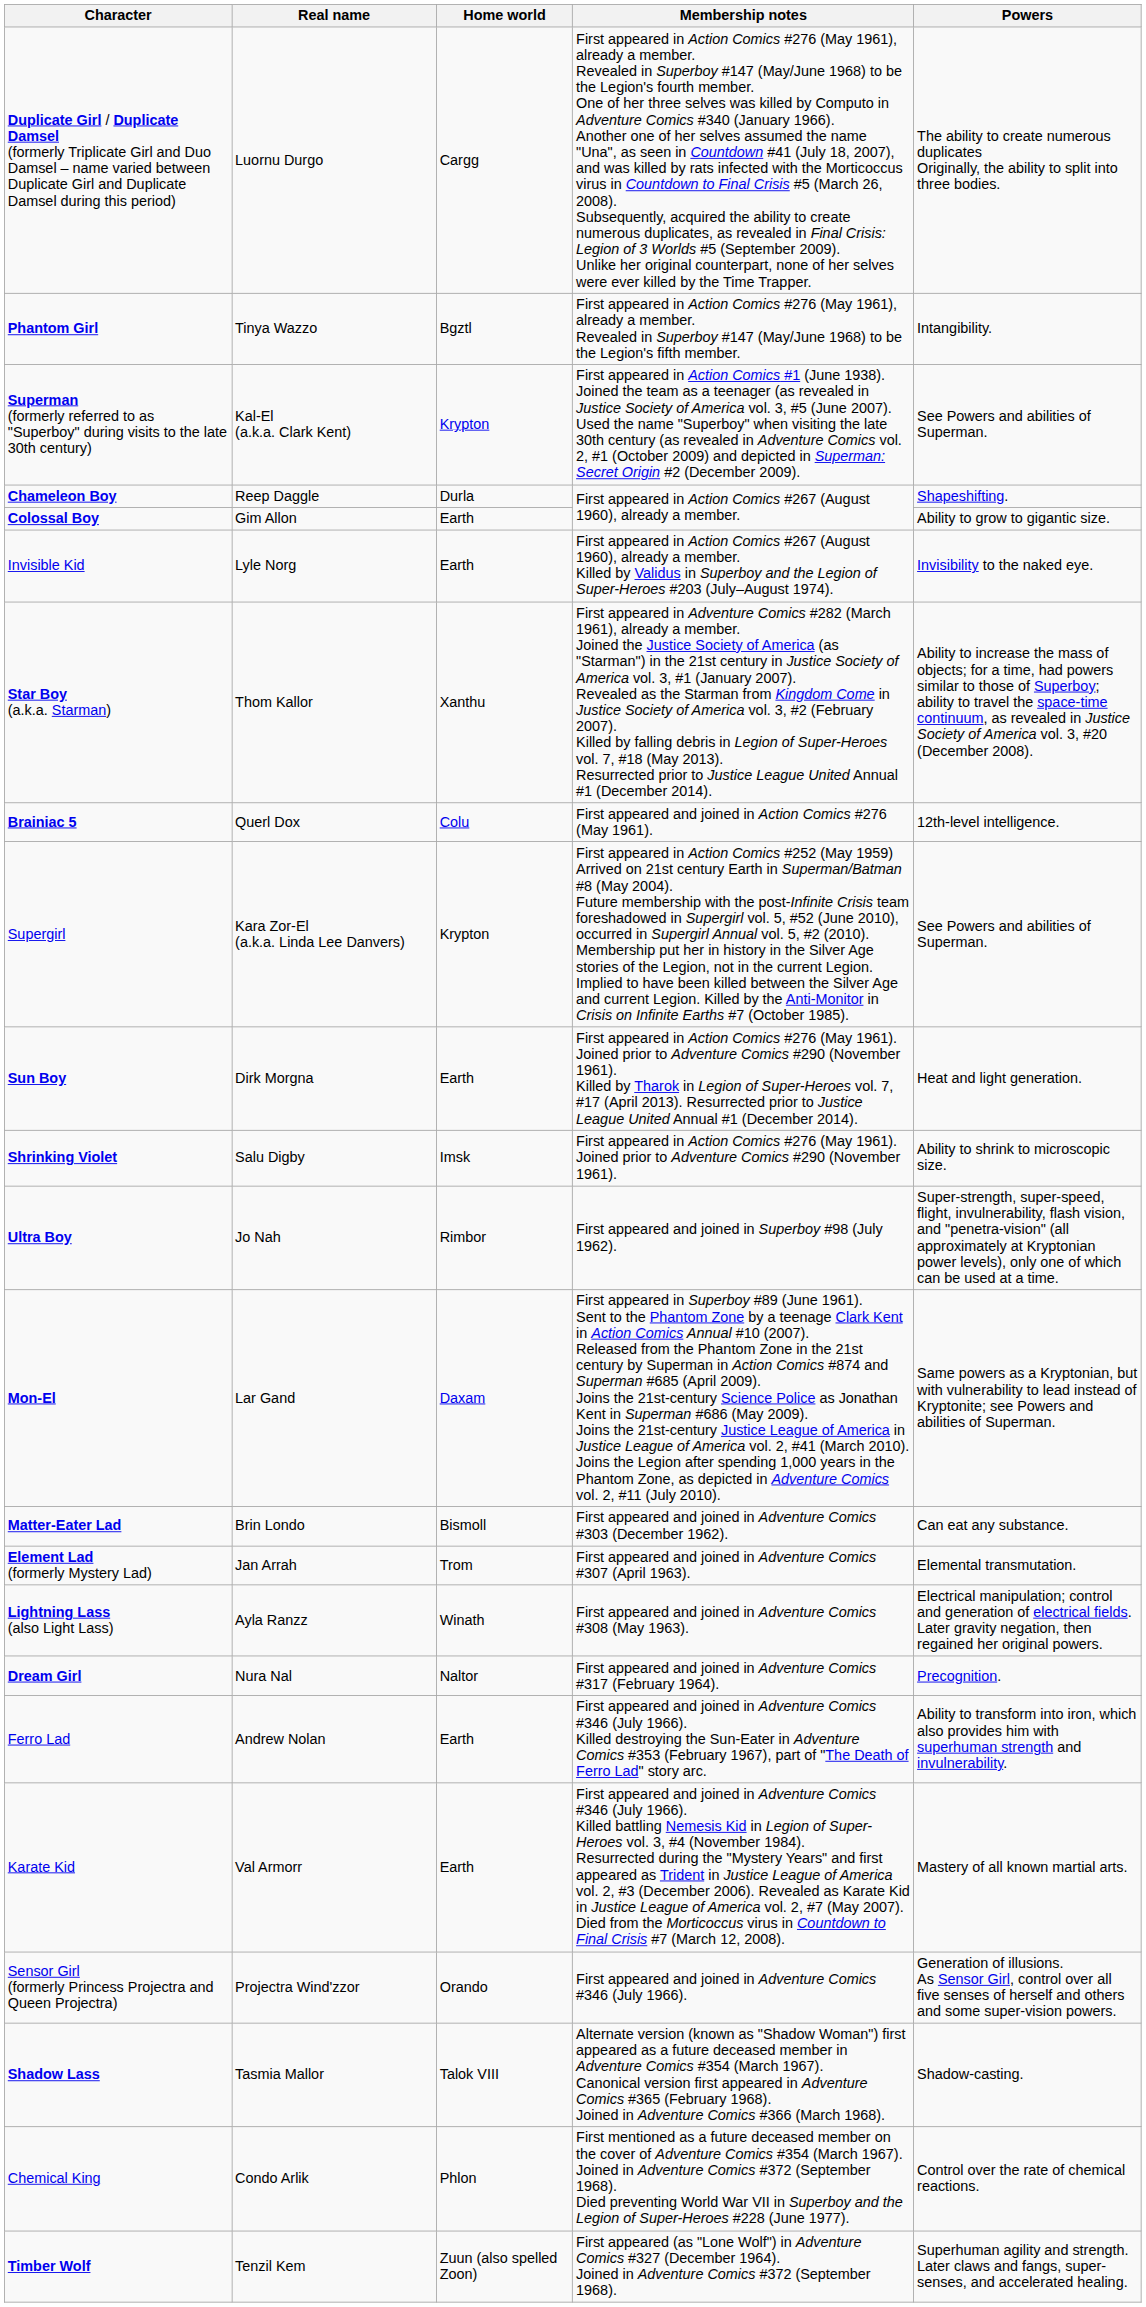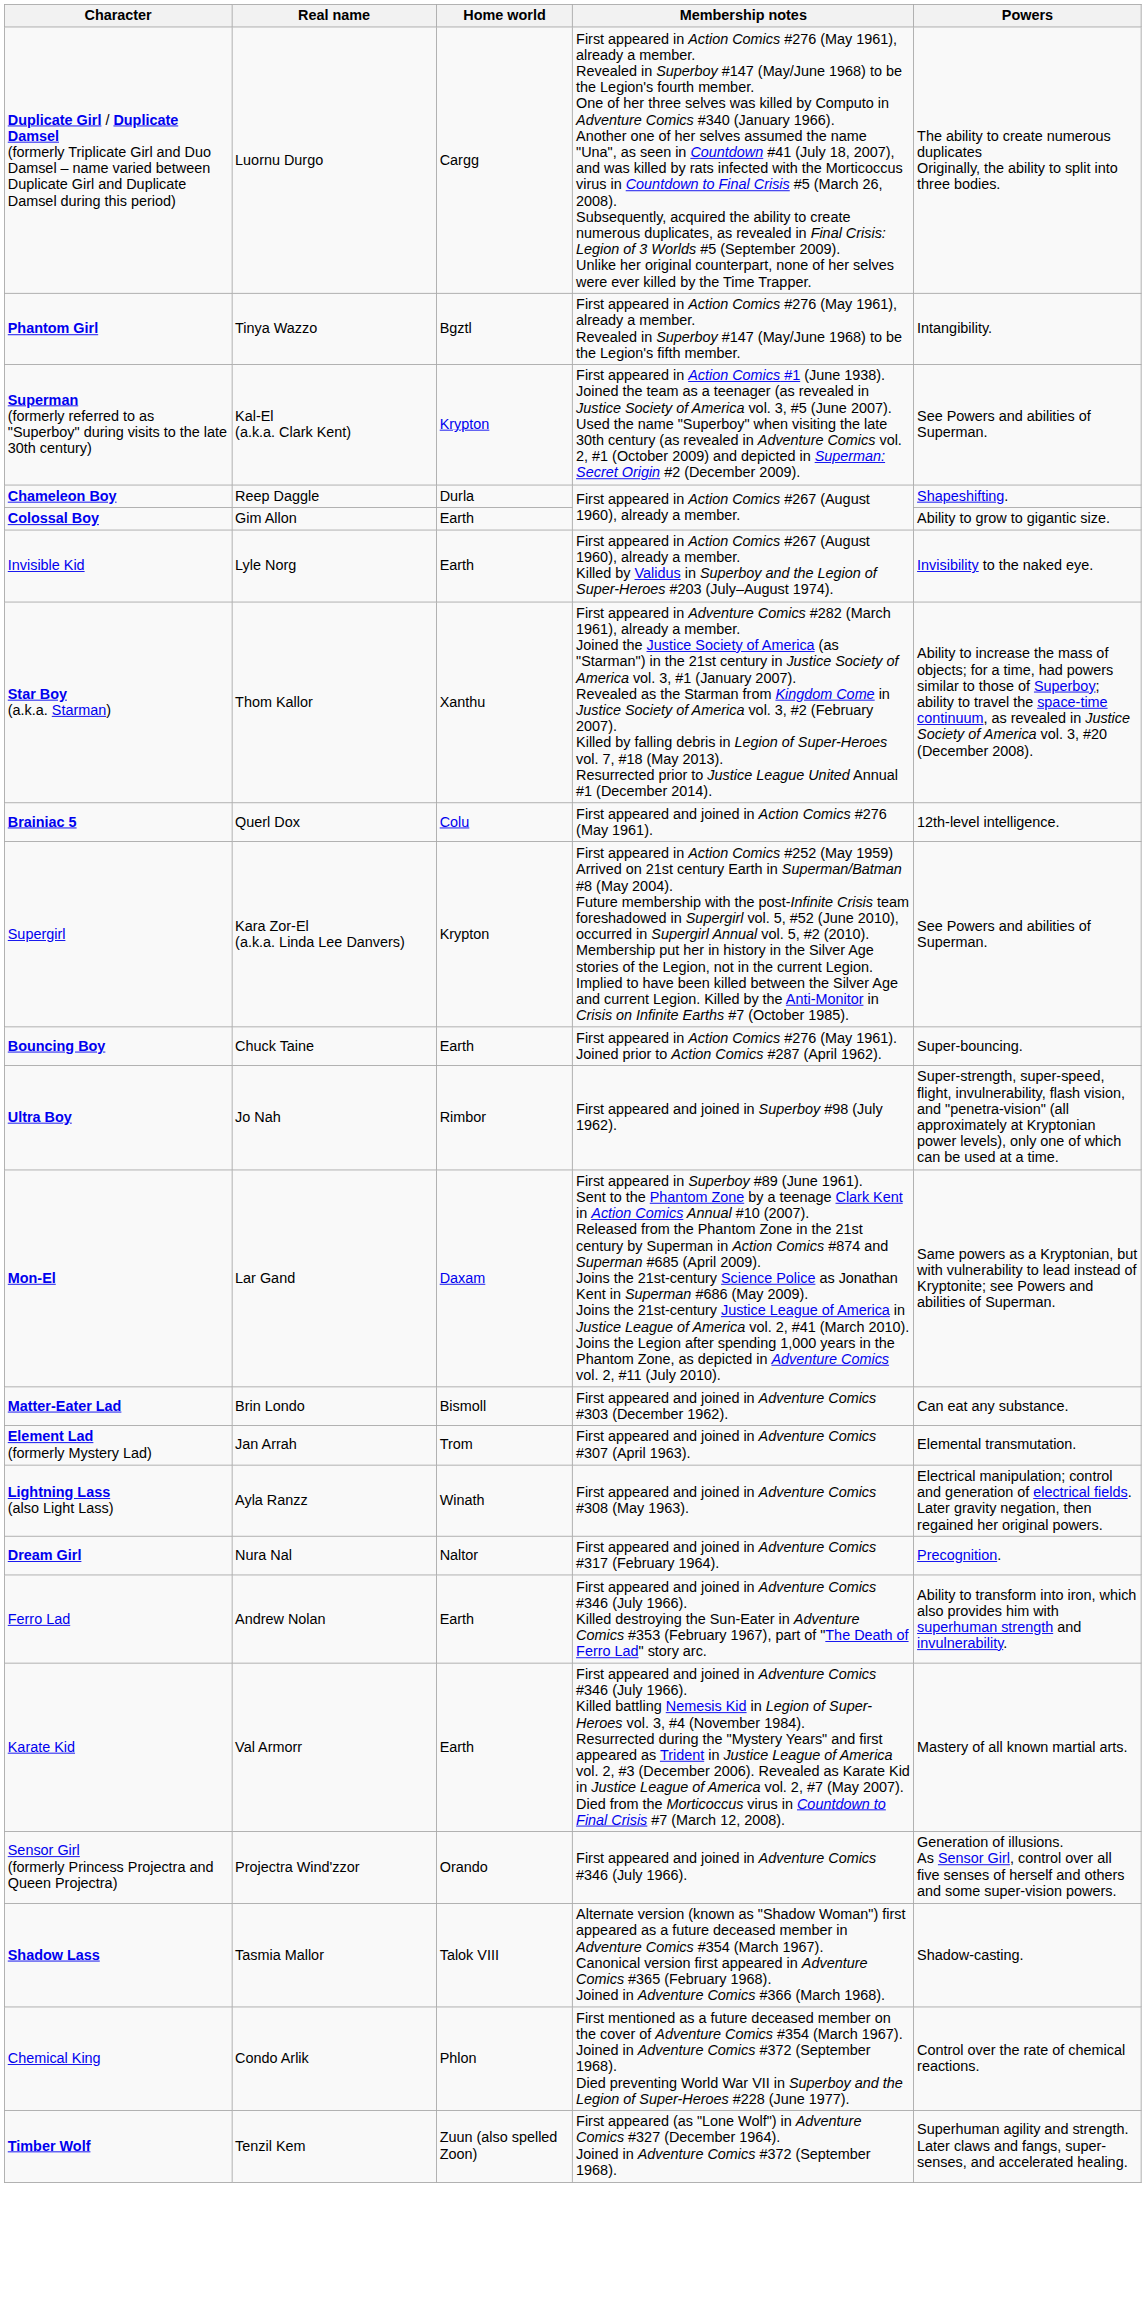- row: (37, 1078)
- row: (62, 1158)
+ row: (57, 1046)
